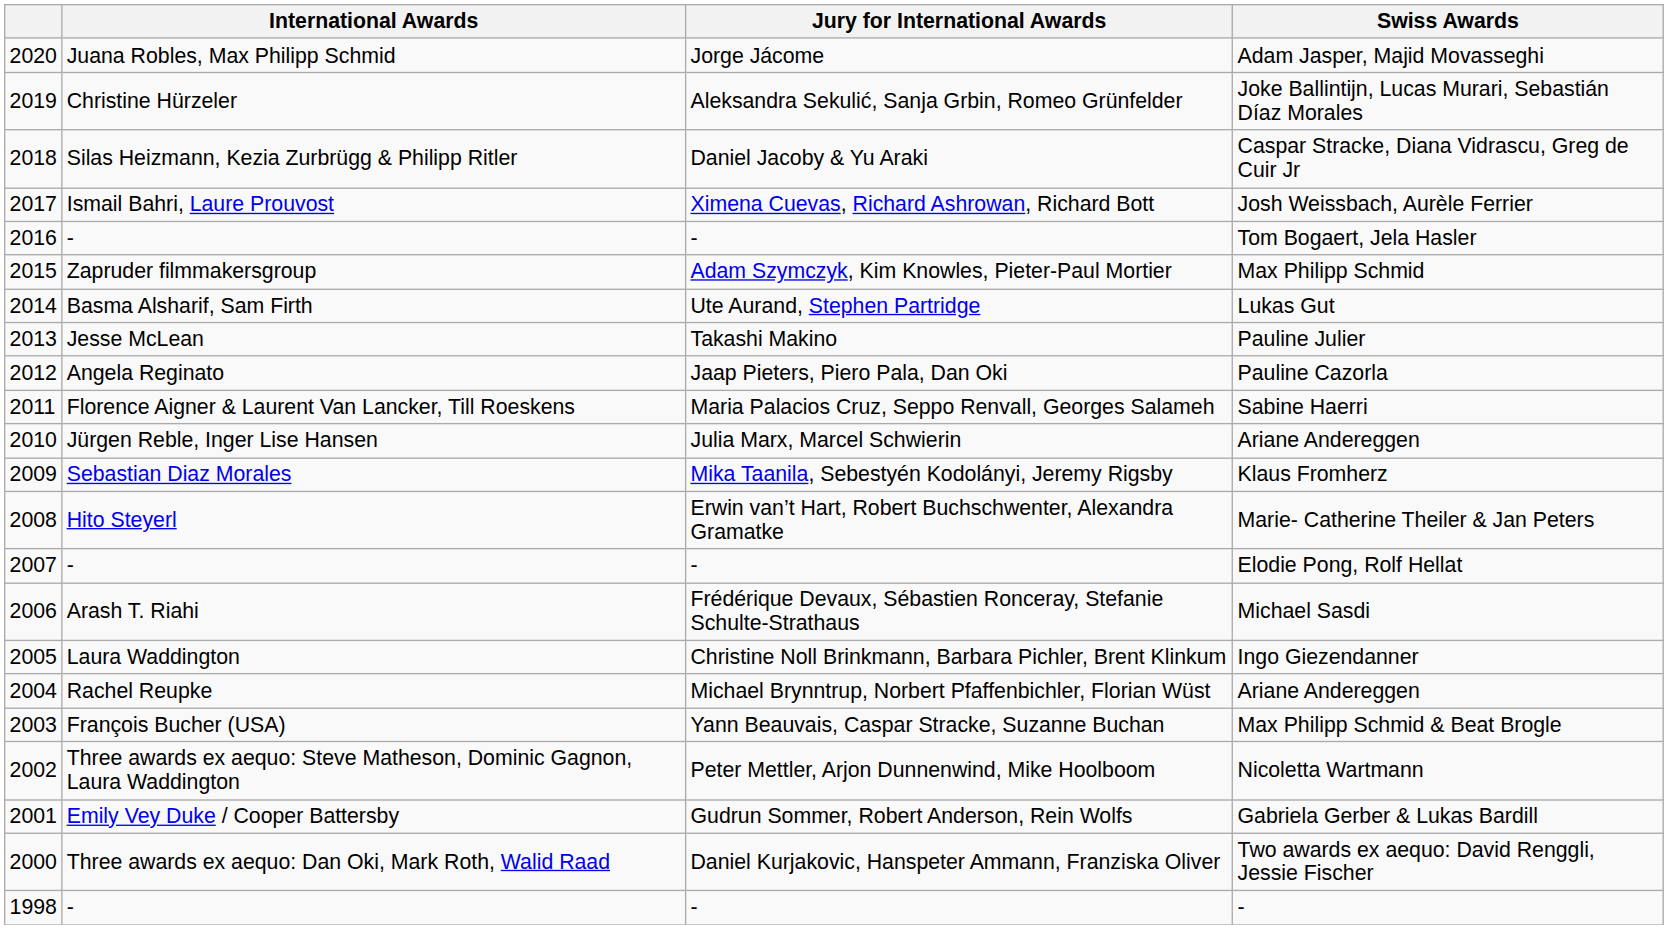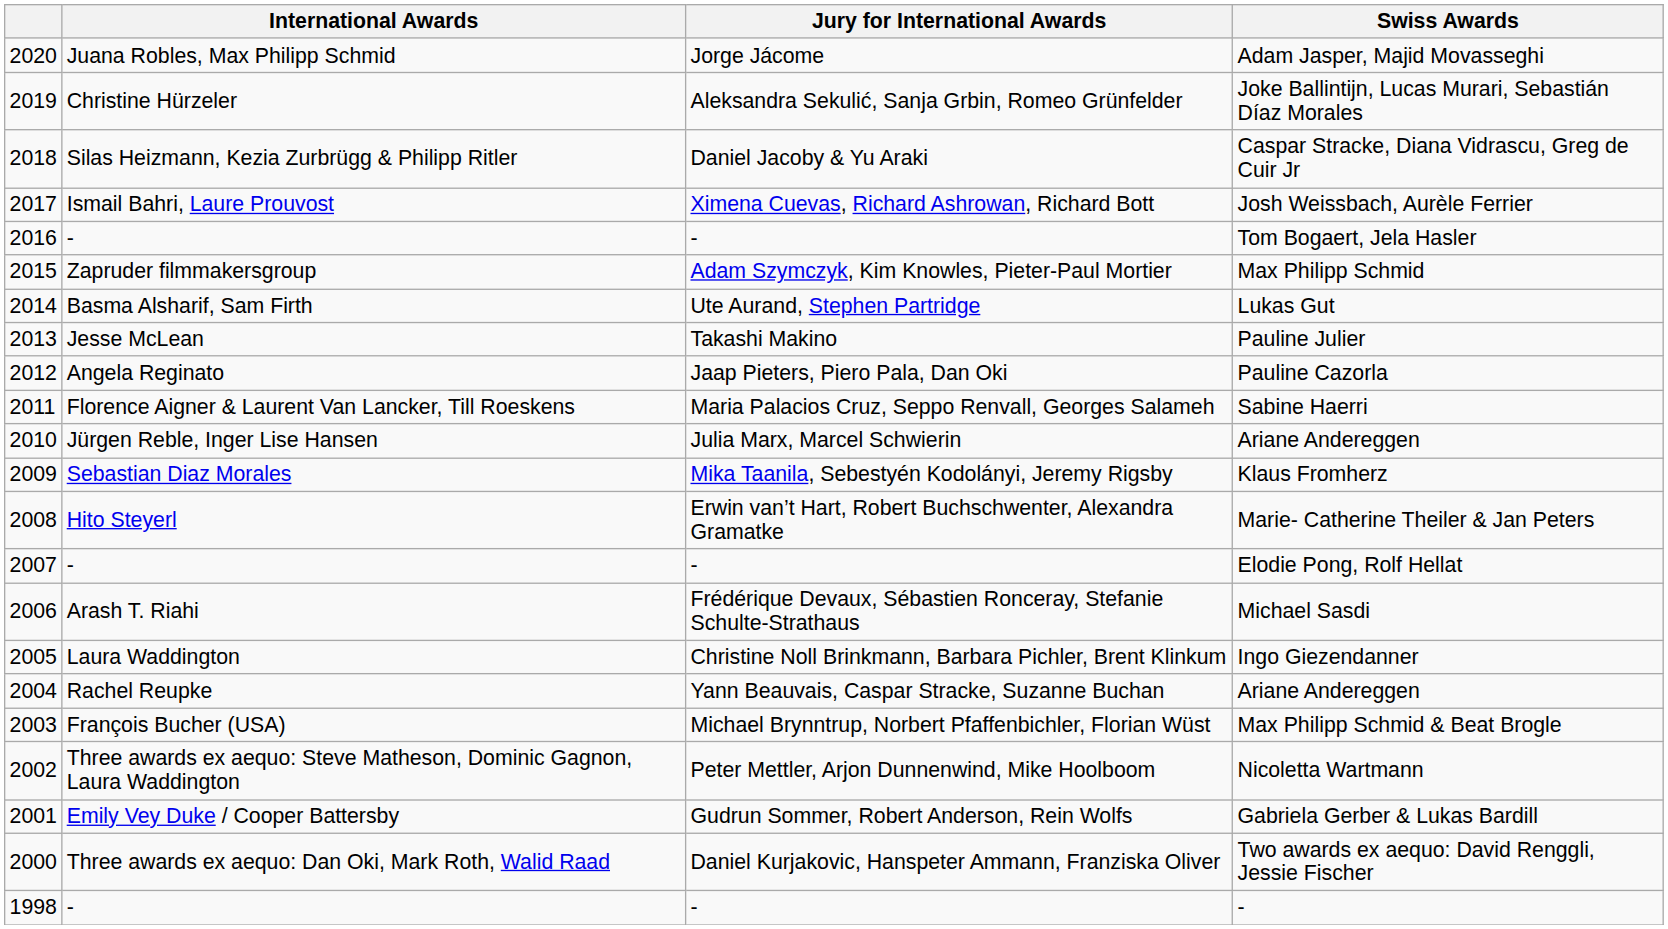(950, 690) Michael Brynntrup, Norbert Pfaffenbichler, Florian Wüst -> (927, 690) Yann Beauvais, Caspar Stracke, Suzanne Buchan
(927, 724) Yann Beauvais, Caspar Stracke, Suzanne Buchan -> (950, 724) Michael Brynntrup, Norbert Pfaffenbichler, Florian Wüst
